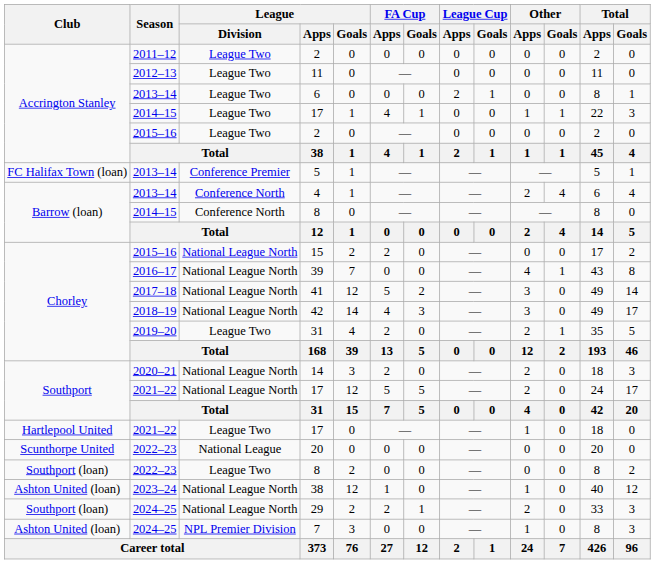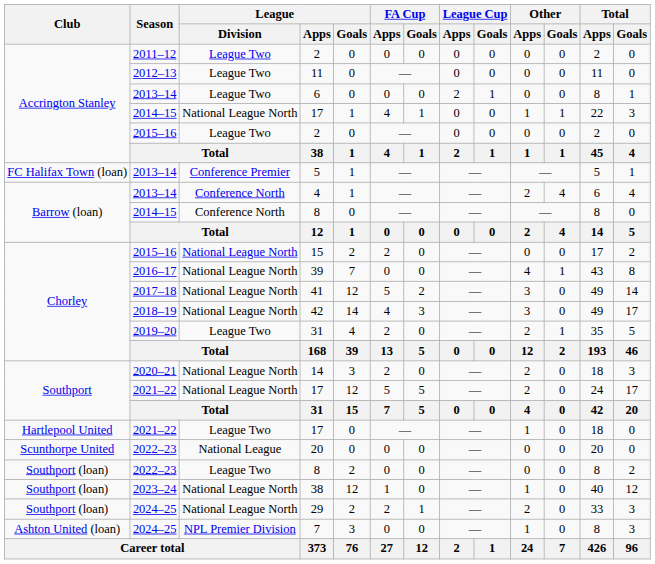(240, 113) League Two -> (240, 113) National League North
(67, 489) Ashton United (loan) -> (67, 489) Southport (loan)
